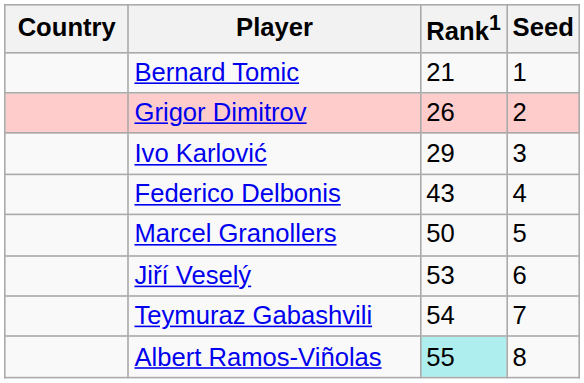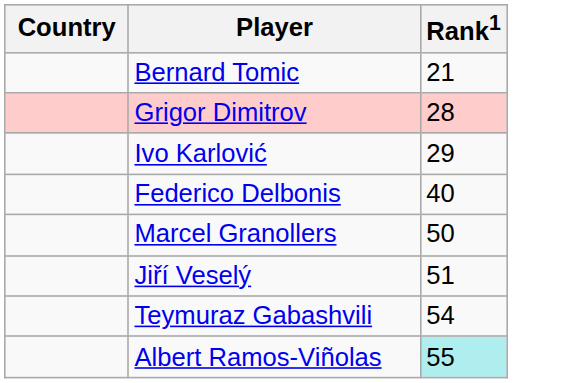- column: (543, 28)
(441, 112) 26 -> (441, 112) 28
(441, 194) 43 -> (441, 194) 40
(441, 275) 53 -> (441, 275) 51
